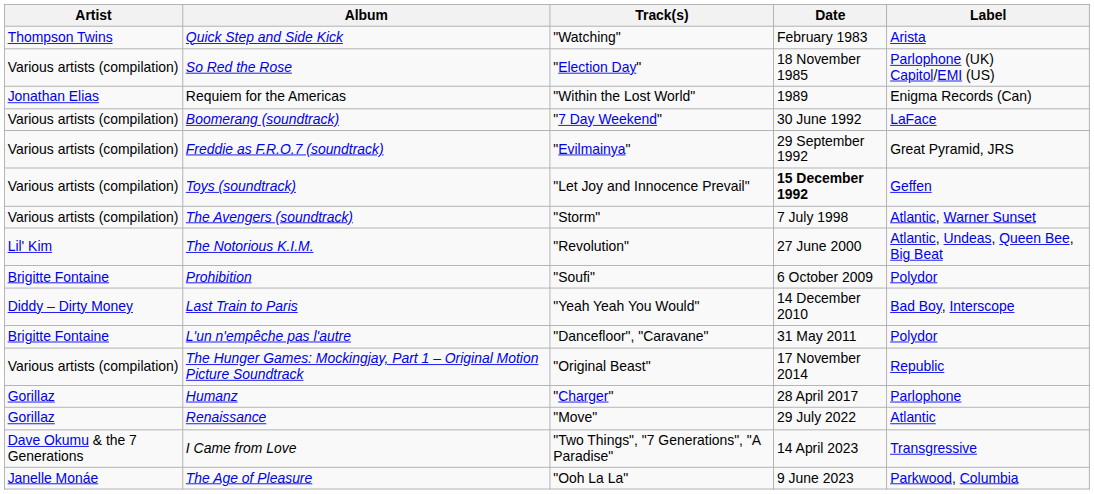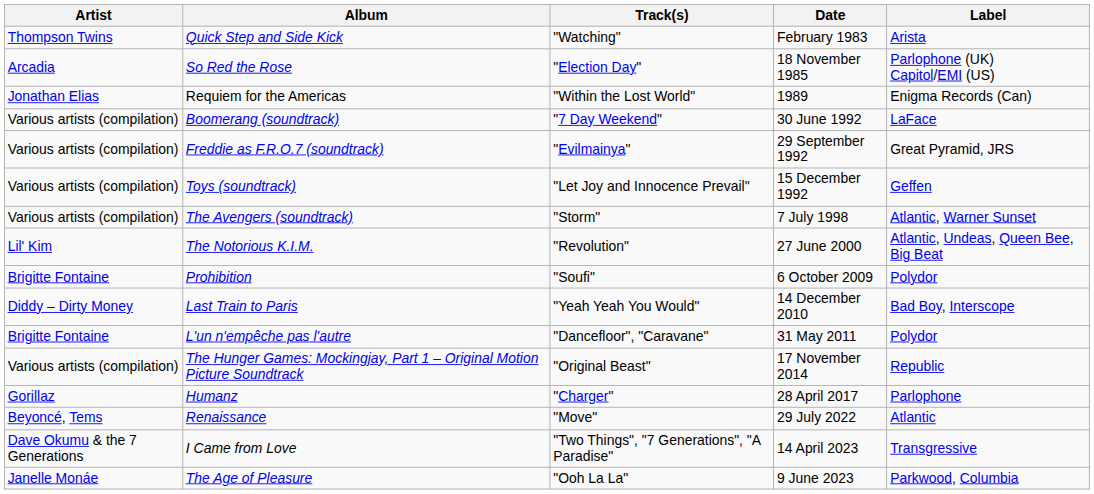(93, 67) Various artists (compilation) -> (31, 67) Arcadia
(820, 187) bold -> (819, 187) normal
(31, 418) Gorillaz -> (55, 418) Beyoncé, Tems
